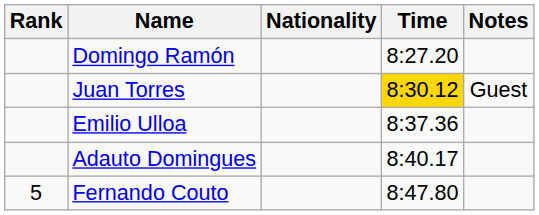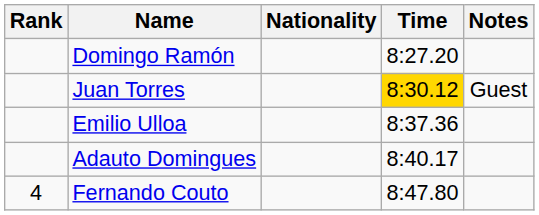(36, 192) 5 -> (36, 192) 4
